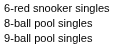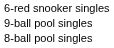rows swapped: (48, 23) <-> (48, 38)
